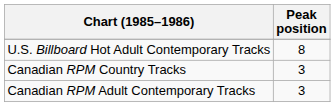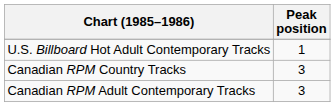(301, 49) 8 -> (301, 49) 1
